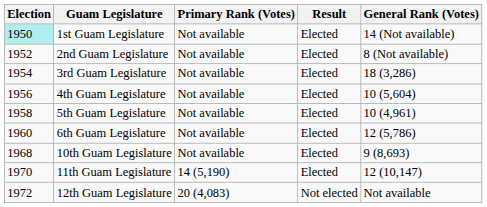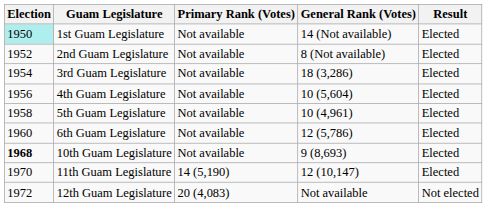columns swapped: (421, 14) <-> (329, 14)
(20, 152) normal -> (20, 152) bold
